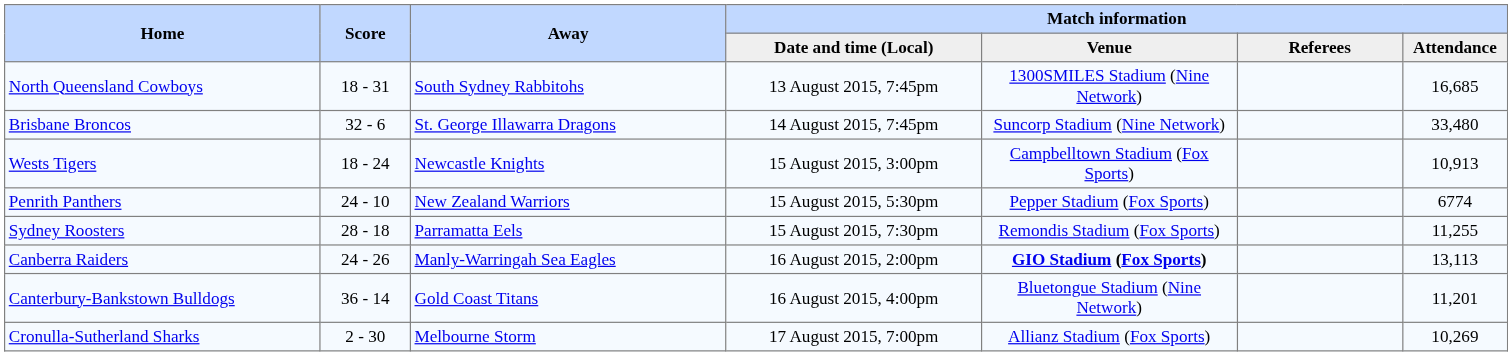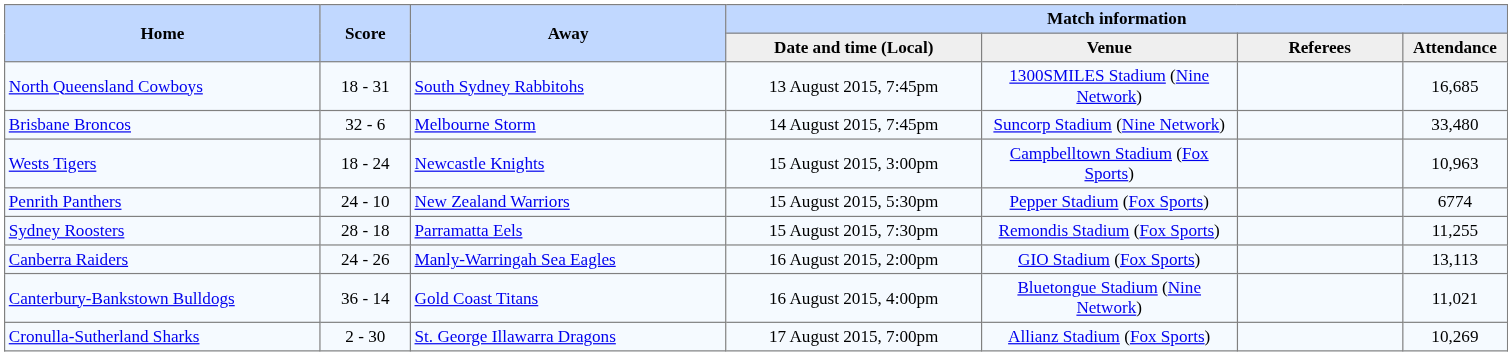(515, 124) St. George Illawarra Dragons -> (475, 124) Melbourne Storm
(1455, 163) 10,913 -> (1455, 163) 10,963
(1109, 259) bold -> (1109, 259) normal
(1455, 297) 11,201 -> (1455, 297) 11,021
(475, 336) Melbourne Storm -> (515, 336) St. George Illawarra Dragons
